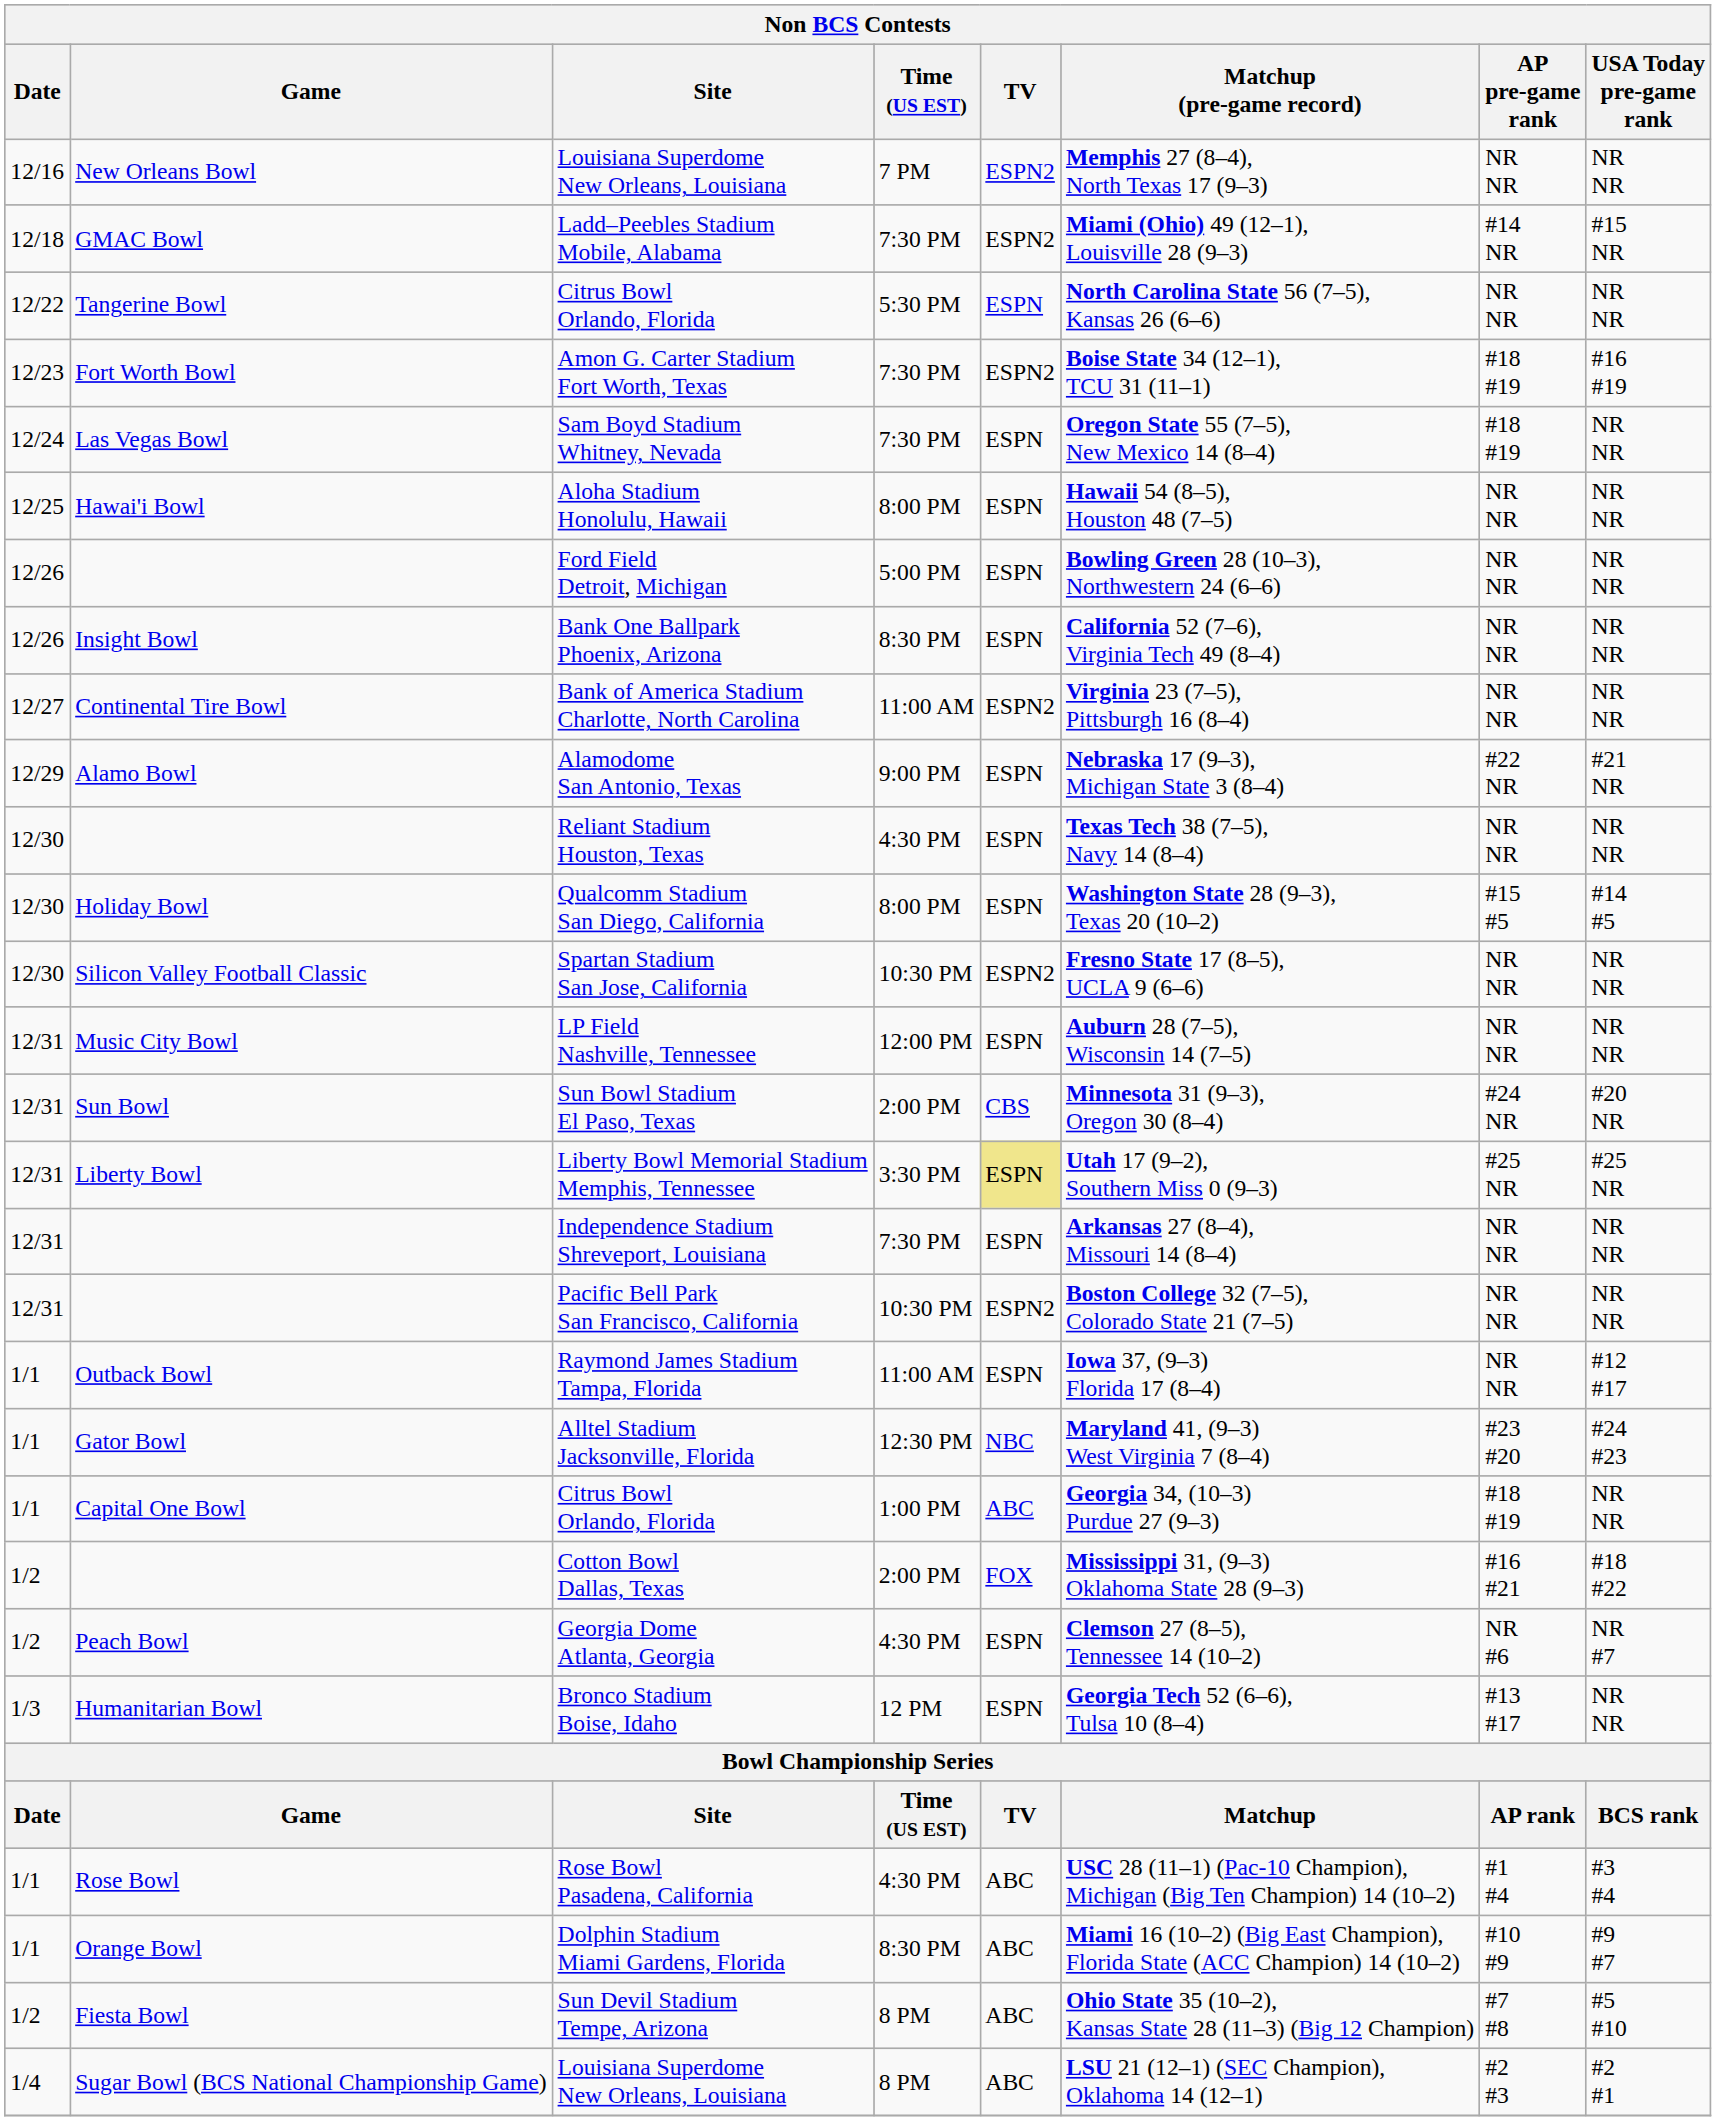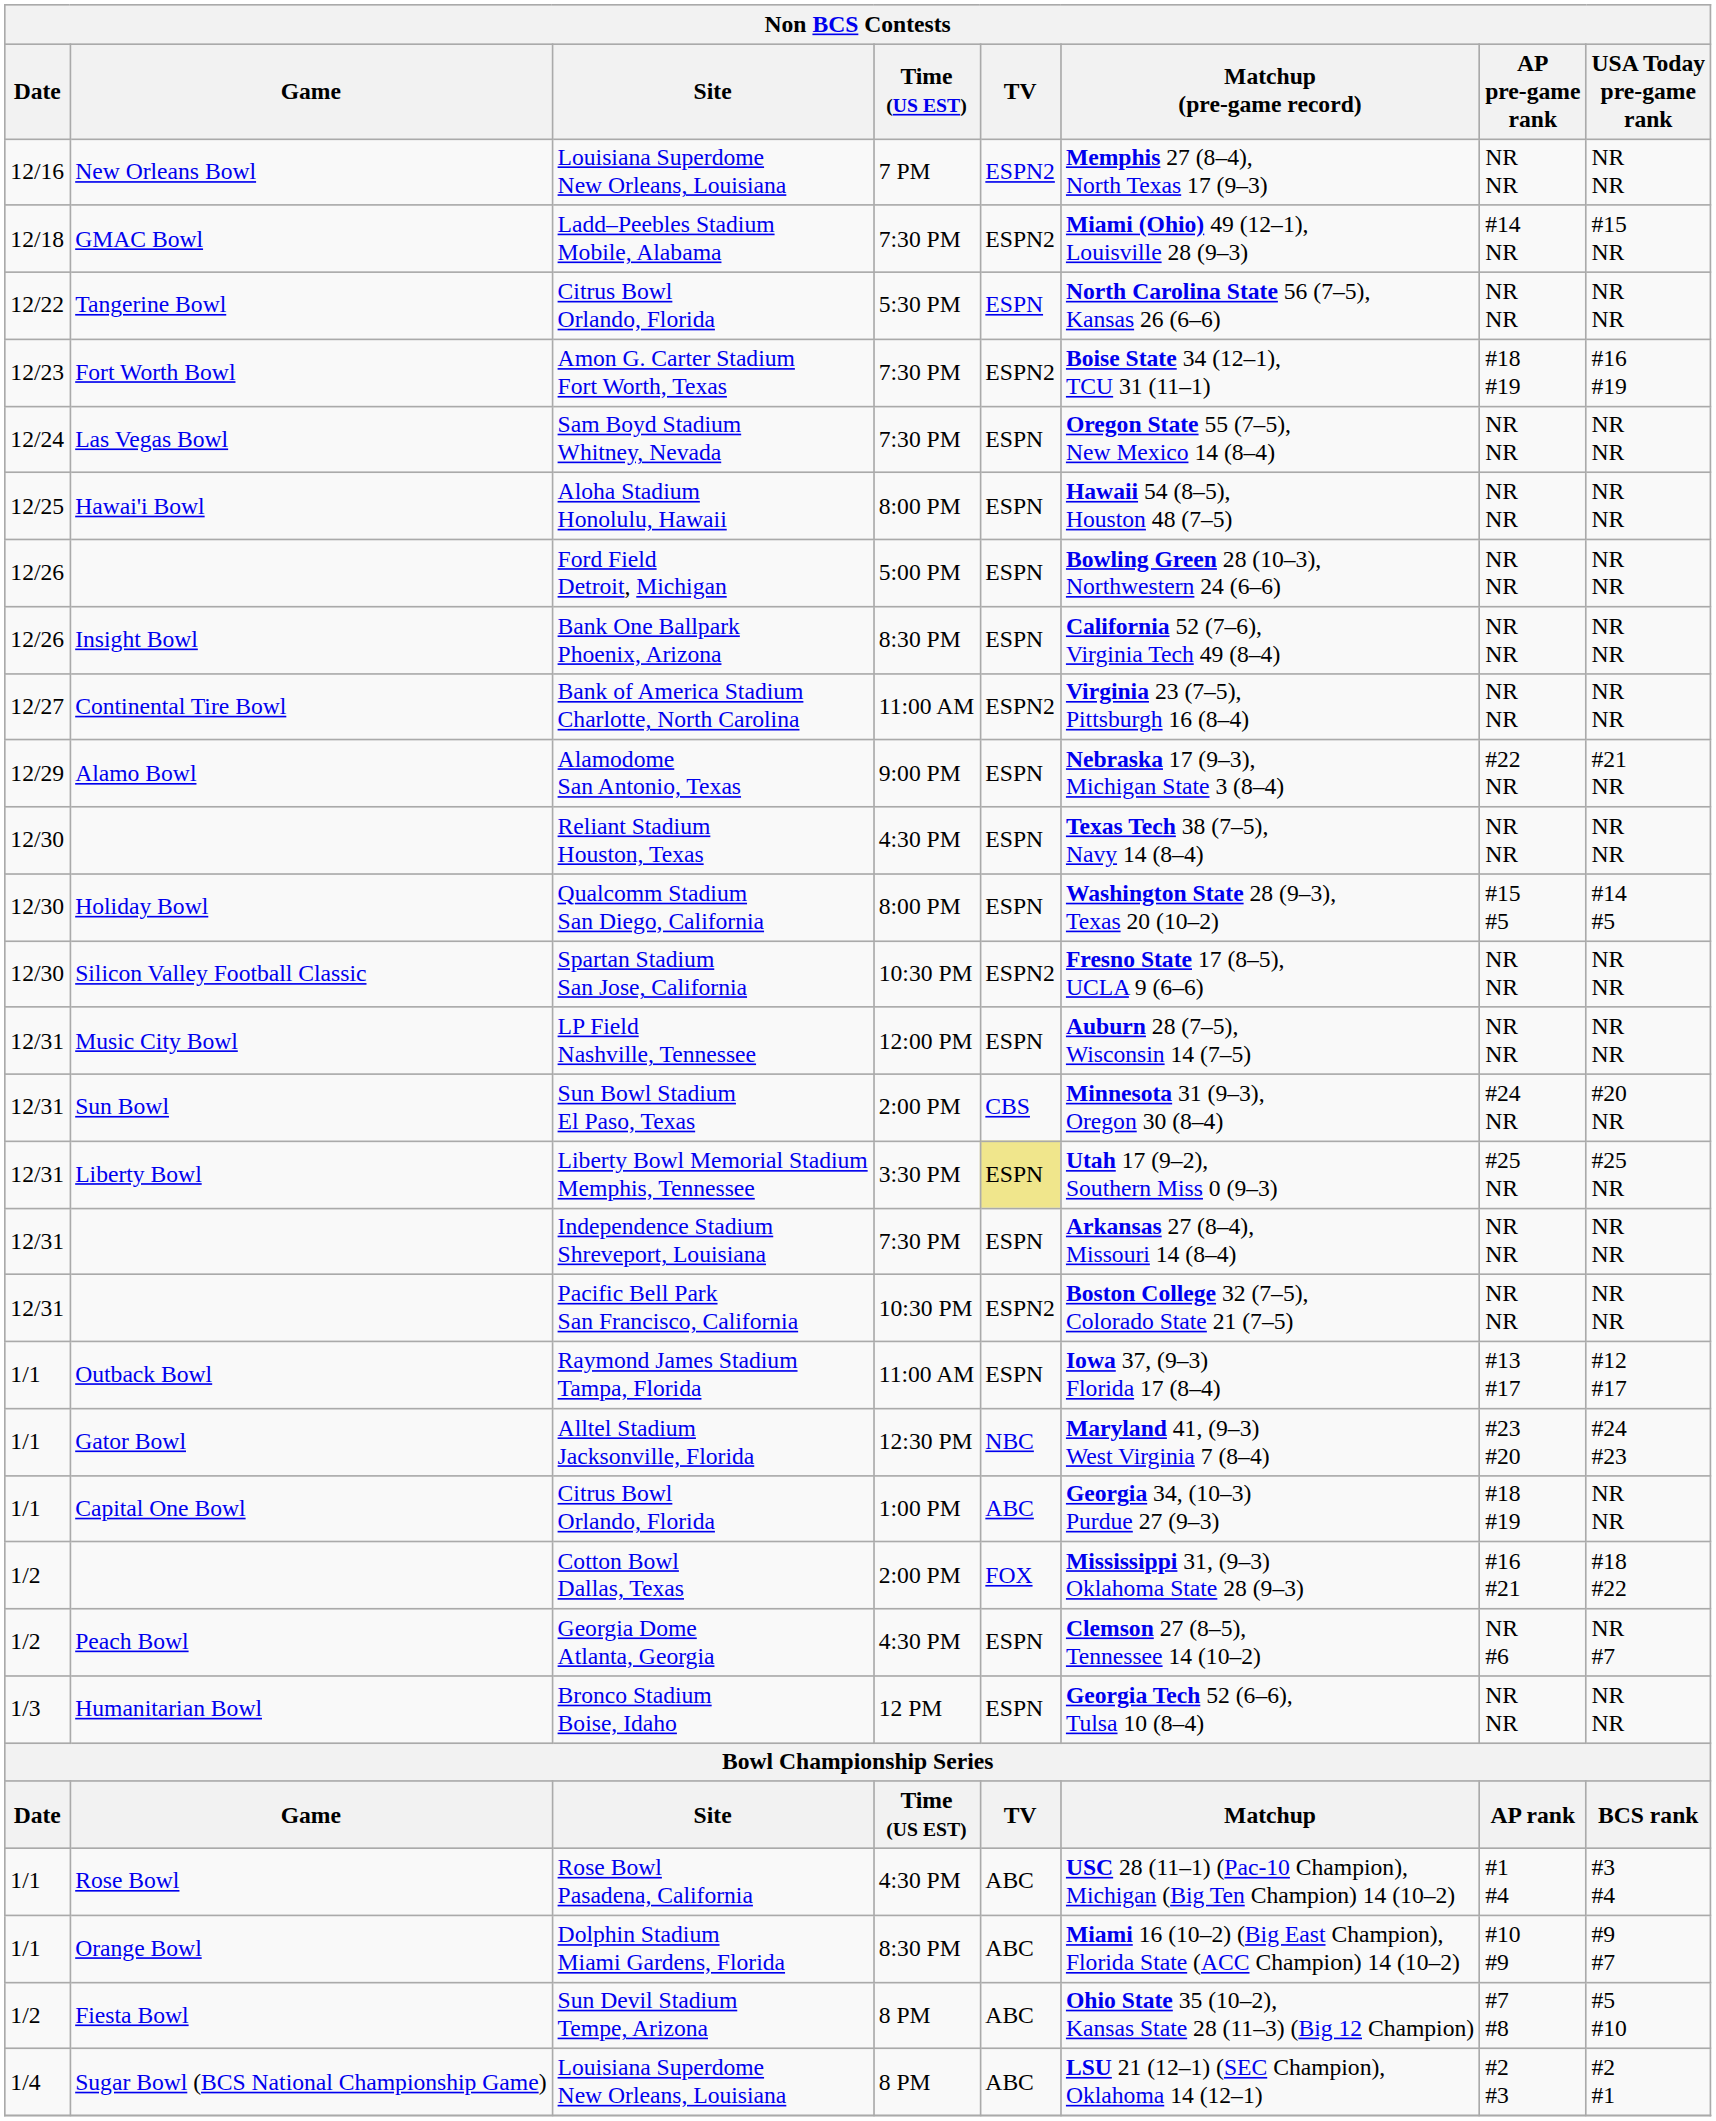(1503, 439) #18 #19 -> (1502, 439) NR NR
(1502, 1374) NR NR -> (1503, 1374) #13 #17
(1503, 1709) #13 #17 -> (1502, 1709) NR NR
